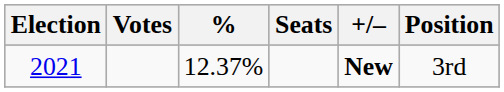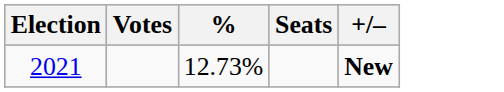- column: (449, 24)
(224, 65) 12.37% -> (224, 65) 12.73%
